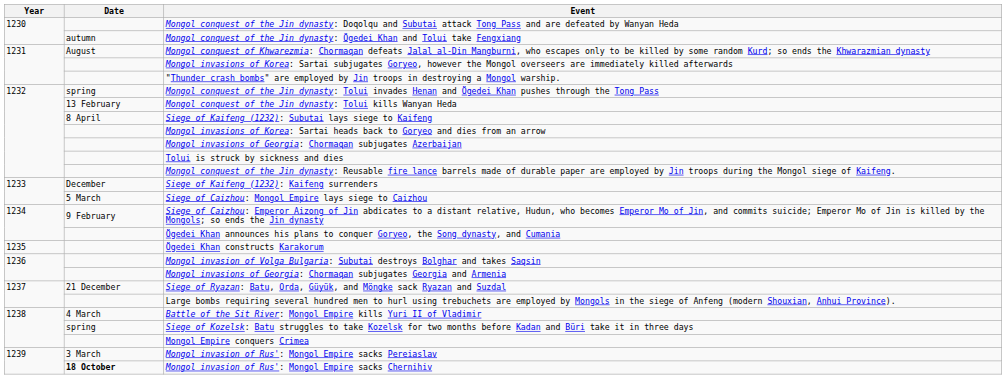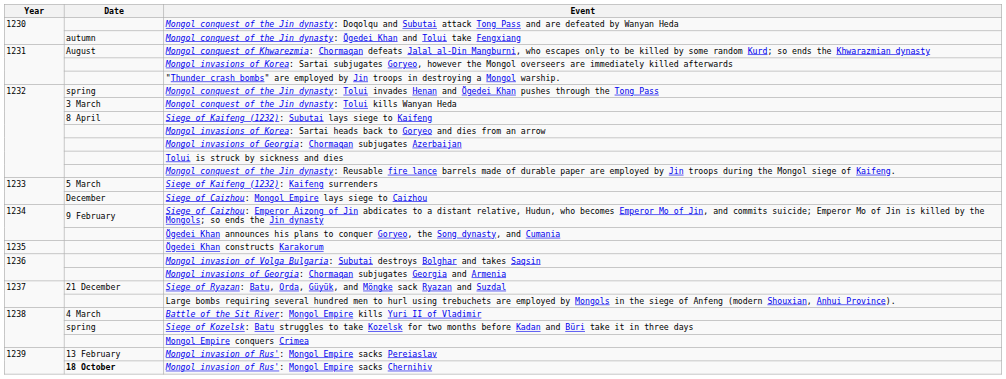(93, 104) 13 February -> (83, 104) 3 March
(86, 185) December -> (83, 185) 5 March
(83, 198) 5 March -> (86, 198) December
(83, 354) 3 March -> (93, 354) 13 February
